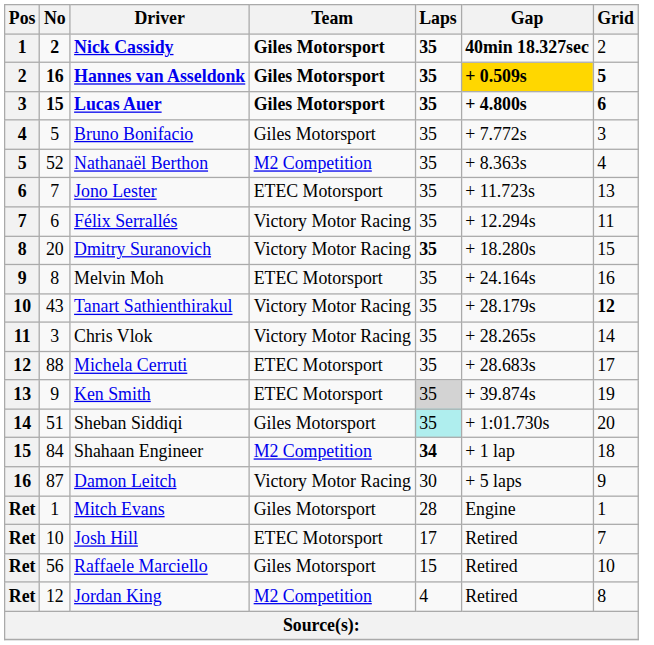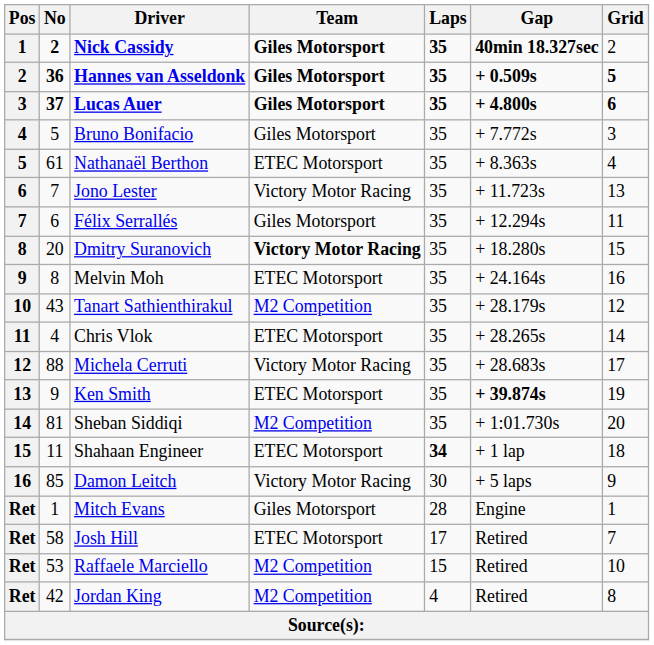(55, 76) 16 -> (55, 76) 36
(496, 76) gold background -> (506, 76) no background
(55, 105) 15 -> (55, 105) 37
(55, 163) 52 -> (55, 163) 61
(313, 163) M2 Competition -> (318, 163) ETEC Motorsport
(318, 192) ETEC Motorsport -> (332, 192) Victory Motor Racing
(332, 221) Victory Motor Racing -> (315, 221) Giles Motorsport
(332, 249) normal -> (337, 249) bold
(428, 249) bold -> (438, 249) normal
(332, 307) Victory Motor Racing -> (313, 307) M2 Competition
(606, 307) bold -> (616, 307) normal
(55, 336) 3 -> (55, 336) 4
(332, 336) Victory Motor Racing -> (318, 336) ETEC Motorsport
(318, 365) ETEC Motorsport -> (332, 365) Victory Motor Racing
(428, 394) lightgrey background -> (438, 394) no background
(500, 394) normal -> (510, 394) bold
(55, 423) 51 -> (55, 423) 81
(315, 423) Giles Motorsport -> (313, 423) M2 Competition
(428, 423) paleturquoise background -> (438, 423) no background
(55, 452) 84 -> (55, 452) 11
(313, 452) M2 Competition -> (318, 452) ETEC Motorsport
(55, 480) 87 -> (55, 480) 85
(55, 538) 10 -> (55, 538) 58
(55, 567) 56 -> (55, 567) 53
(315, 567) Giles Motorsport -> (313, 567) M2 Competition
(55, 596) 12 -> (55, 596) 42
